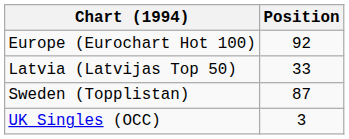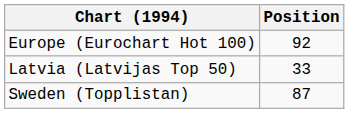- row: (85, 121)
